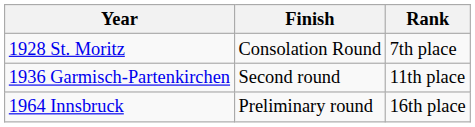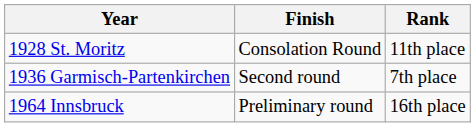(423, 48) 7th place -> (427, 48) 11th place
(427, 77) 11th place -> (423, 77) 7th place
